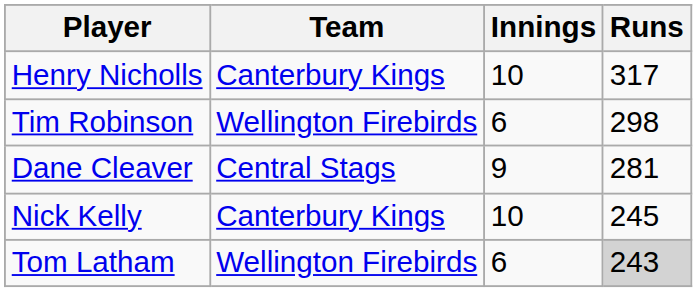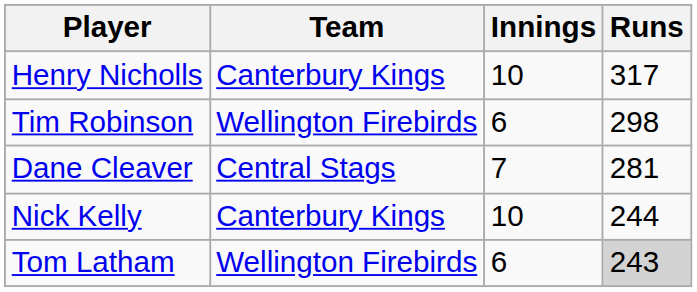(499, 168) 9 -> (499, 168) 7
(634, 215) 245 -> (634, 215) 244
